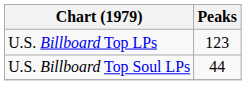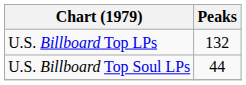(217, 42) 123 -> (217, 42) 132
